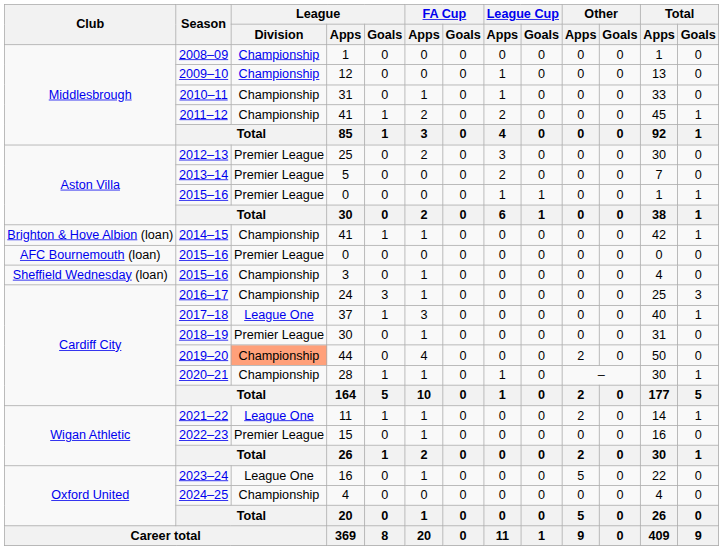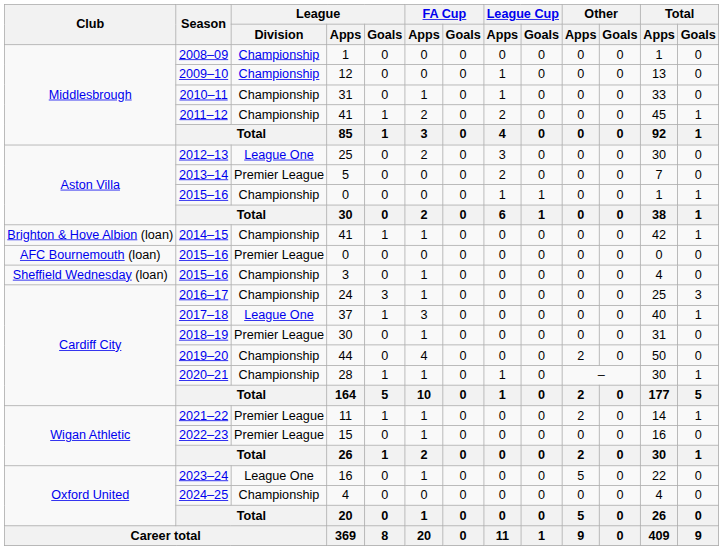(279, 154) Premier League -> (279, 154) League One
(279, 194) Premier League -> (279, 194) Championship
(279, 355) lightsalmon background -> (279, 355) no background
(279, 415) League One -> (279, 415) Premier League
